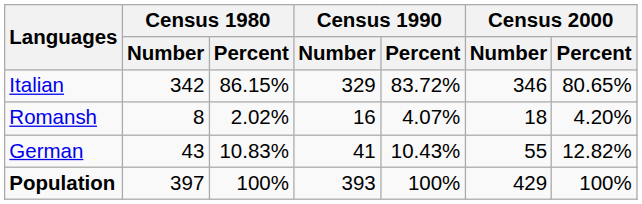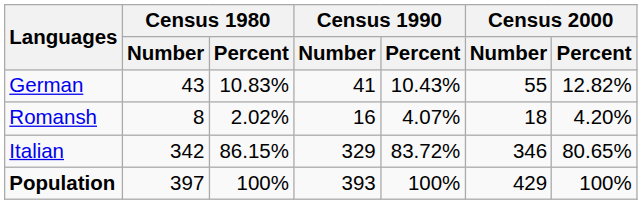rows swapped: (46, 150) <-> (37, 85)
